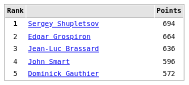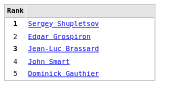- column: (169, 11)
(15, 49) normal -> (15, 49) bold
